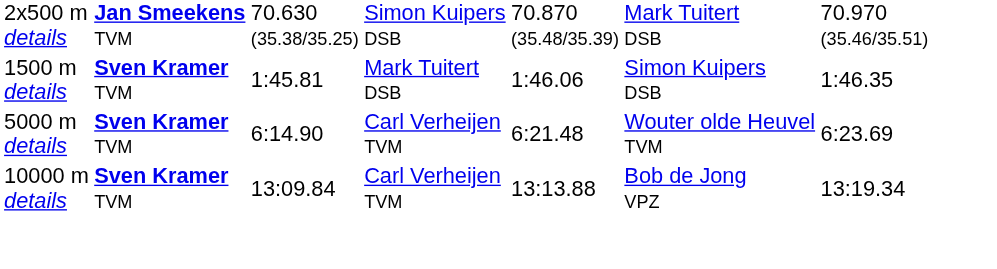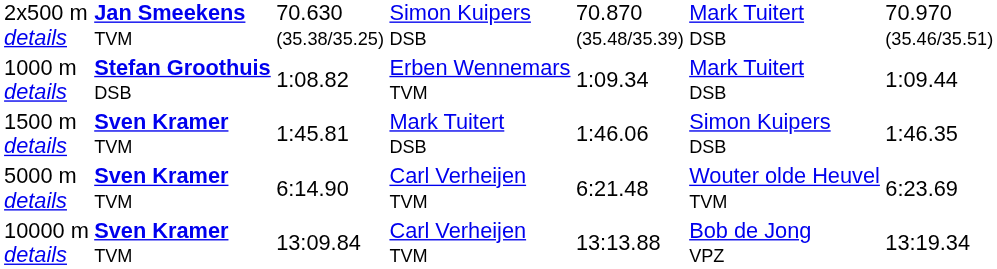+ row: (40, 79)
